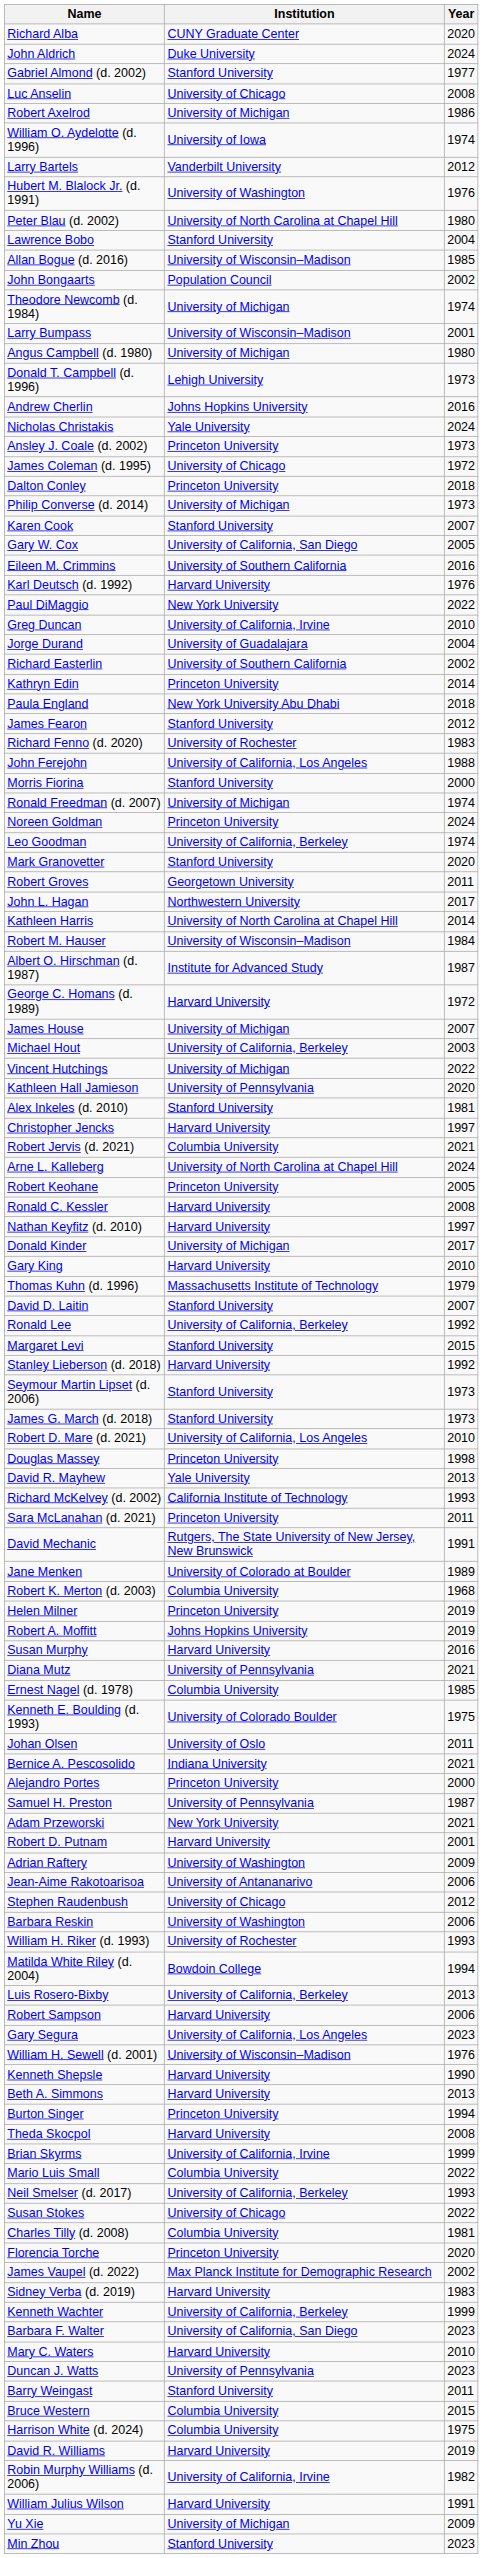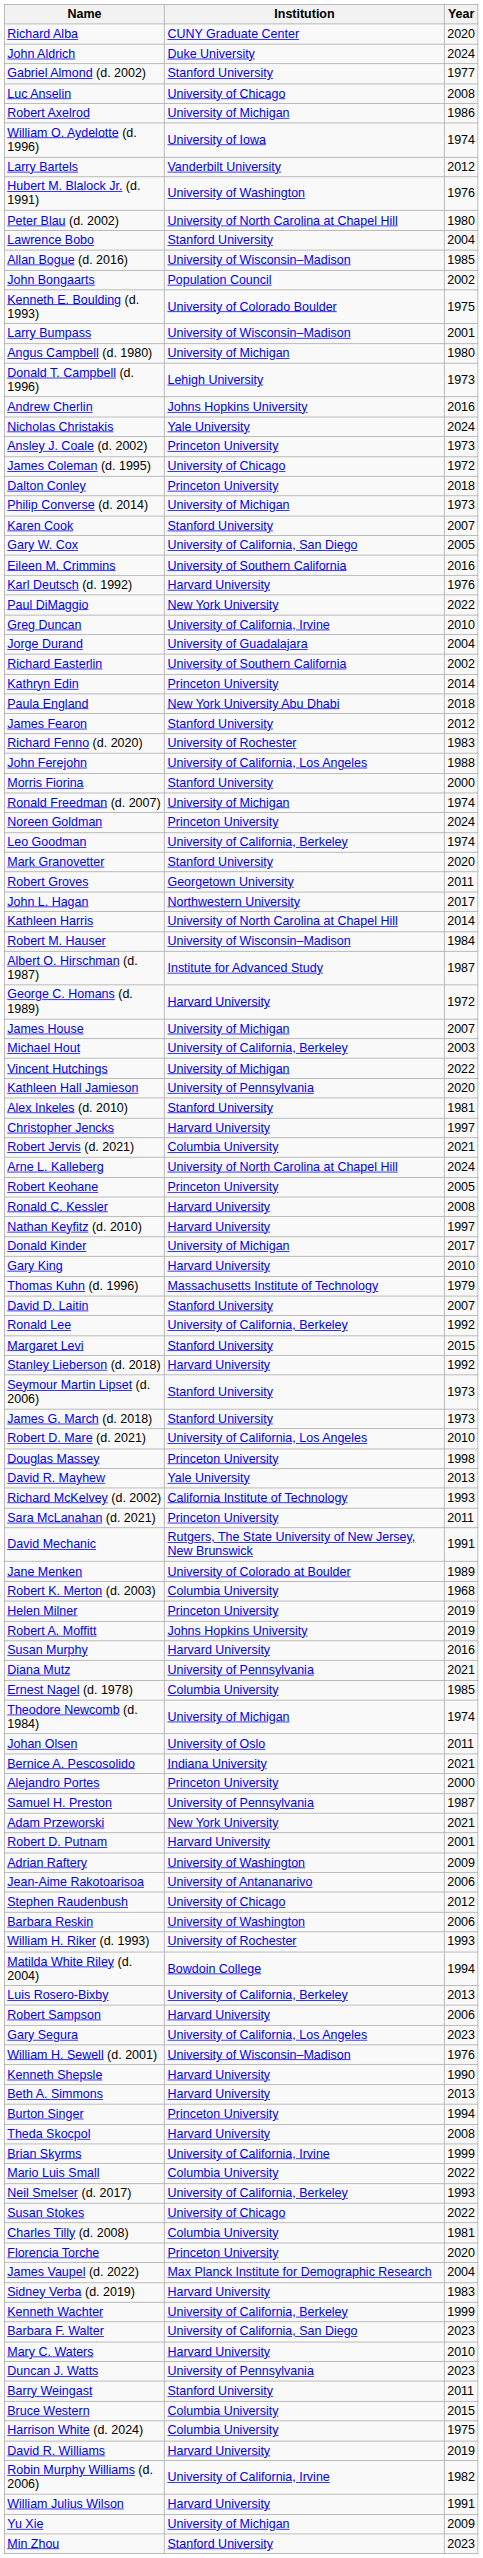rows swapped: (73, 1717) <-> (72, 306)
(461, 2272) 2002 -> (461, 2272) 2004
